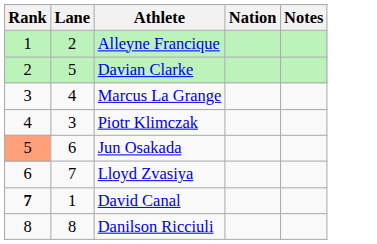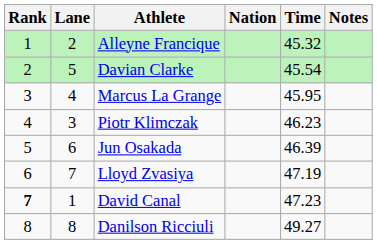+ column: (303, 17)
(28, 148) lightsalmon background -> (28, 148) no background
